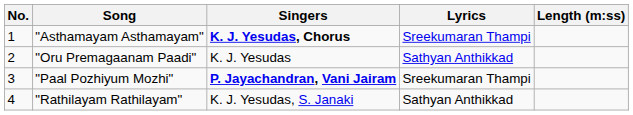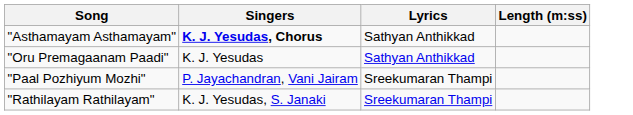- column: (18, 15)
(467, 36) Sreekumaran Thampi -> (419, 36) Sathyan Anthikkad
(303, 79) bold -> (270, 79) normal
(458, 100) Sathyan Anthikkad -> (428, 100) Sreekumaran Thampi
